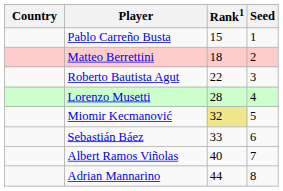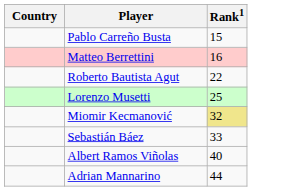- column: (262, 16)
(216, 57) 18 -> (216, 57) 16
(216, 96) 28 -> (216, 96) 25
